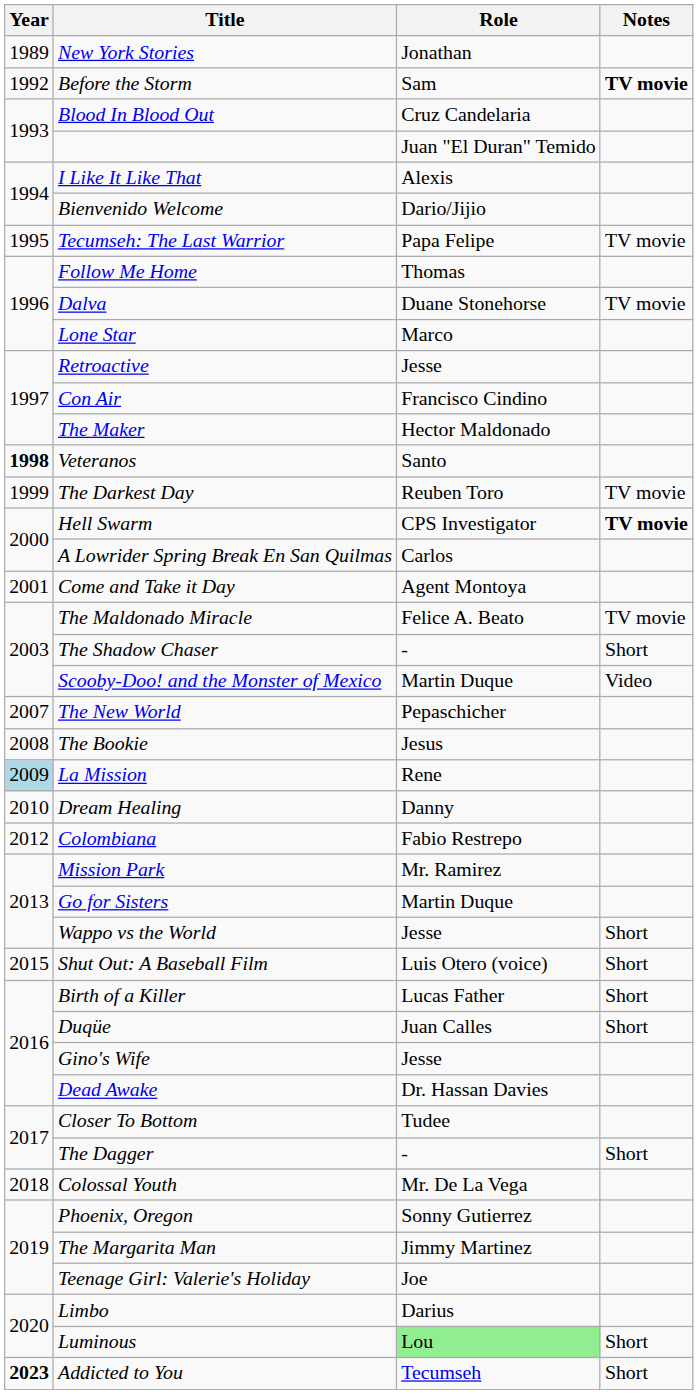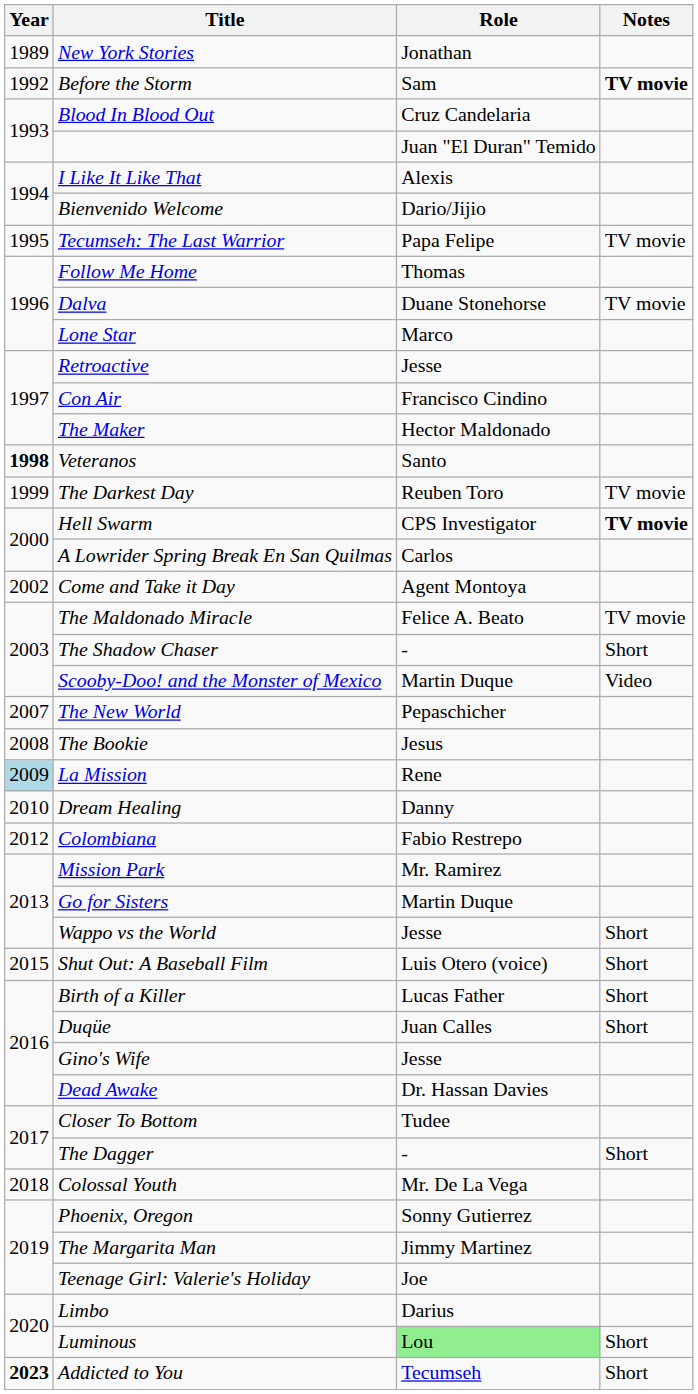(29, 586) 2001 -> (29, 586) 2002
